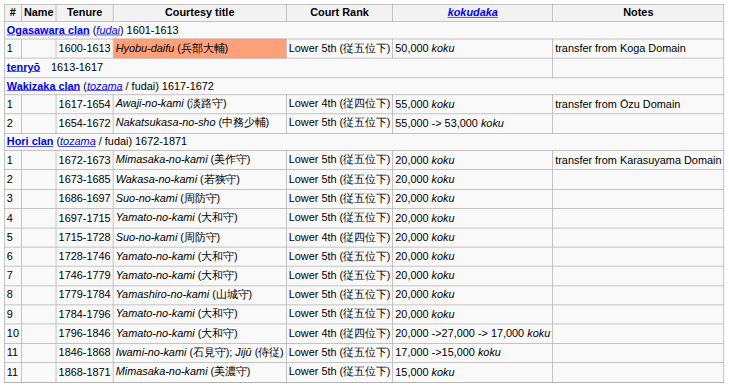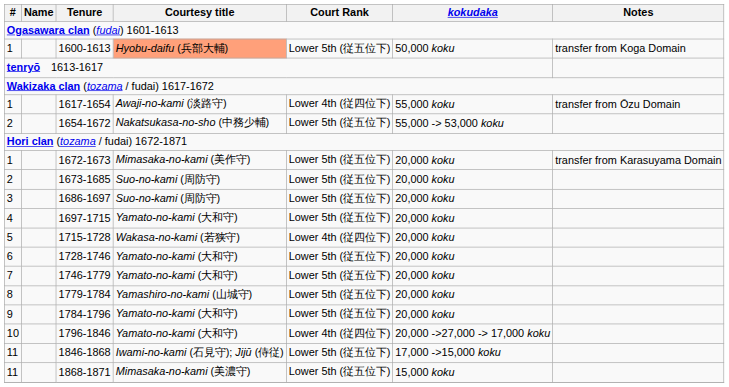(178, 179) Wakasa-no-kami (若狭守) -> (168, 179) Suo-no-kami (周防守)
(168, 237) Suo-no-kami (周防守) -> (178, 237) Wakasa-no-kami (若狭守)
